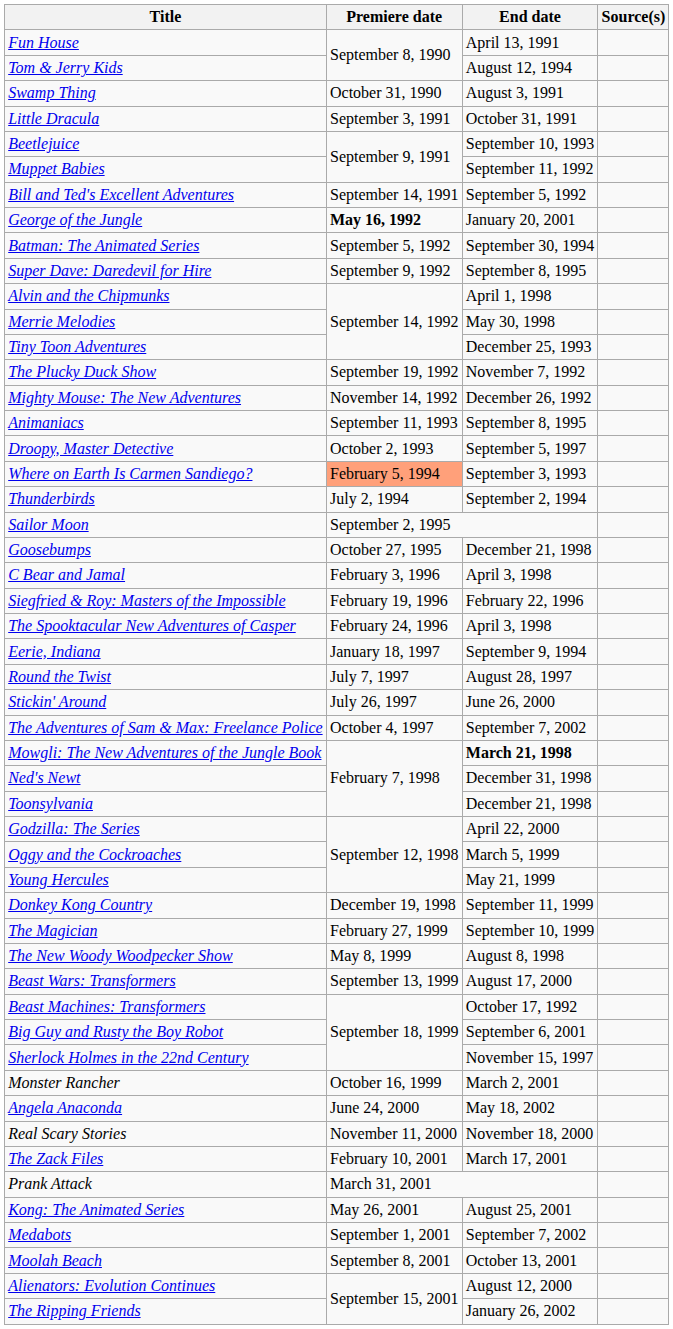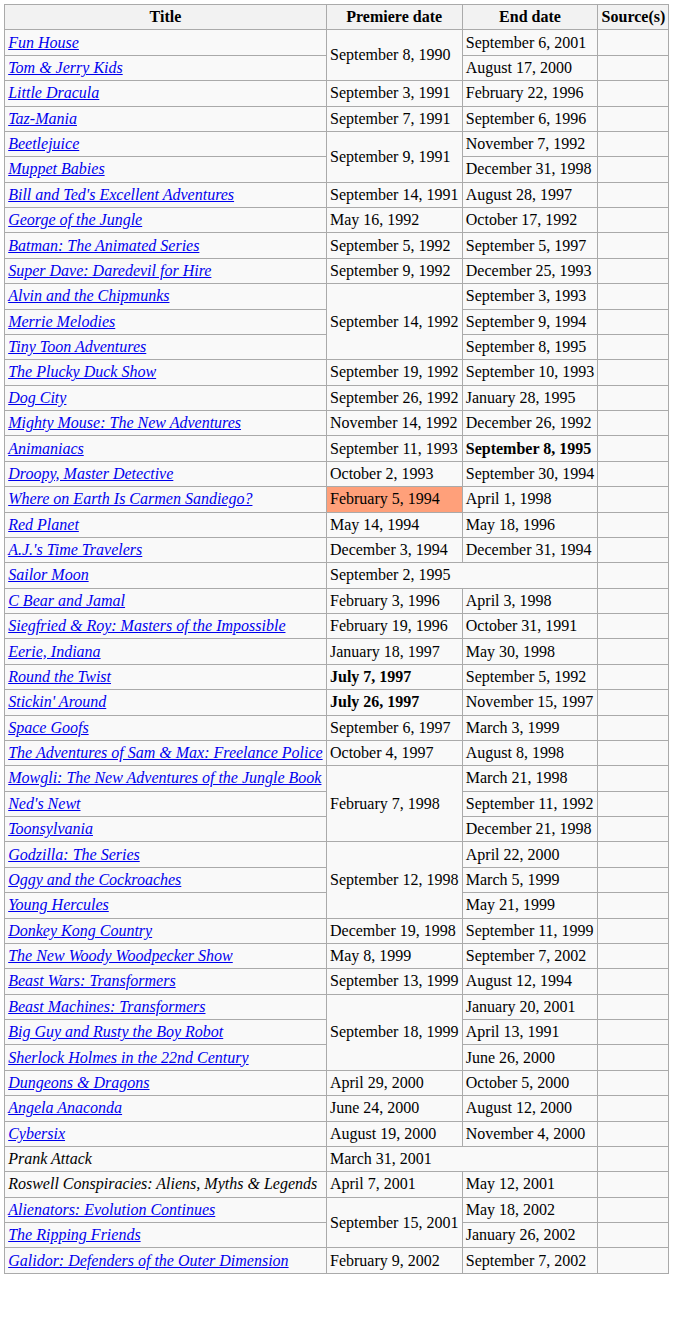(513, 42) April 13, 1991 -> (526, 42) September 6, 2001
(519, 67) August 12, 1994 -> (519, 67) August 17, 2000
- row: (52, 93)
(522, 118) October 31, 1991 -> (525, 93) February 22, 1996
+ row: (43, 118)
(530, 144) September 10, 1993 -> (526, 144) November 7, 1992
(530, 169) September 11, 1992 -> (529, 169) December 31, 1998
(526, 194) September 5, 1992 -> (519, 194) August 28, 1997
(376, 220) bold -> (375, 220) normal
(521, 220) January 20, 2001 -> (522, 220) October 17, 1992
(530, 245) September 30, 1994 -> (526, 245) September 5, 1997
(526, 270) September 8, 1995 -> (529, 270) December 25, 1993
(509, 296) April 1, 1998 -> (526, 296) September 3, 1993
(510, 321) May 30, 1998 -> (526, 321) September 9, 1994
(529, 347) December 25, 1993 -> (526, 347) September 8, 1995
(526, 372) November 7, 1992 -> (530, 372) September 10, 1993
+ row: (37, 397)
(526, 423) normal -> (529, 448) bold
(526, 448) September 5, 1997 -> (530, 473) September 30, 1994
(526, 473) September 3, 1993 -> (509, 499) April 1, 1998
+ row: (44, 524)
- row: (51, 499)
+ row: (75, 550)
- row: (50, 550)
(525, 600) February 22, 1996 -> (522, 626) October 31, 1991
- row: (152, 626)
(526, 651) September 9, 1994 -> (510, 651) May 30, 1998
(369, 676) normal -> (371, 676) bold
(519, 676) August 28, 1997 -> (526, 676) September 5, 1992
(373, 702) normal -> (375, 702) bold
(510, 702) June 26, 2000 -> (530, 702) November 15, 1997
+ row: (48, 727)
(526, 727) September 7, 2002 -> (515, 753) August 8, 1998
(519, 753) bold -> (517, 778) normal
(529, 778) December 31, 1998 -> (530, 803) September 11, 1992
- row: (53, 930)
(515, 956) August 8, 1998 -> (526, 956) September 7, 2002
(519, 981) August 17, 2000 -> (519, 981) August 12, 1994
(522, 1006) October 17, 1992 -> (521, 1006) January 20, 2001
(526, 1032) September 6, 2001 -> (513, 1032) April 13, 1991
(530, 1057) November 15, 1997 -> (510, 1057) June 26, 2000
- row: (64, 1082)
+ row: (79, 1082)
(510, 1108) May 18, 2002 -> (519, 1108) August 12, 2000
+ row: (37, 1133)
- row: (67, 1133)
- row: (56, 1159)
+ row: (163, 1184)
- row: (96, 1209)
- row: (40, 1235)
- row: (55, 1260)
(519, 1285) August 12, 2000 -> (510, 1209) May 18, 2002
+ row: (148, 1260)
